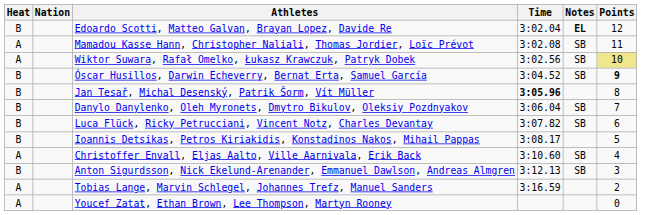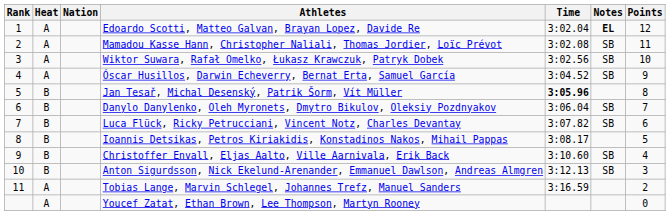+ column: (18, 12)
(18, 28) B -> (47, 28) A
(617, 60) khaki background -> (645, 60) no background
(18, 76) B -> (47, 76) A
(617, 76) bold -> (645, 76) normal
(18, 155) A -> (47, 155) B
